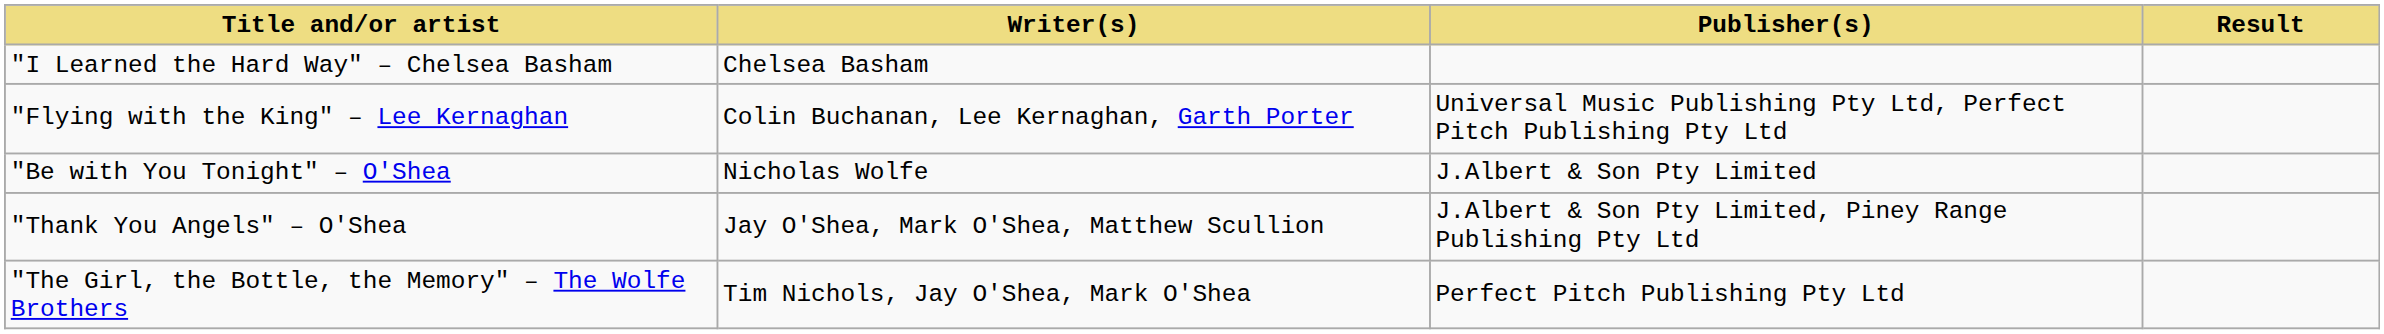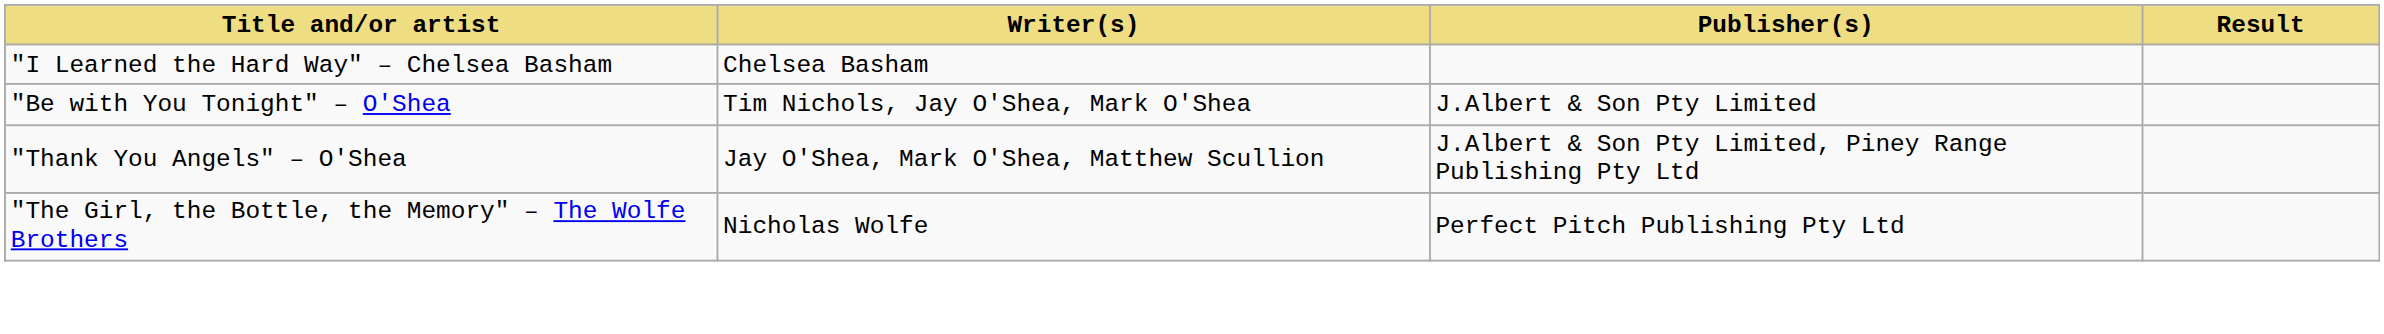- row: (289, 119)
(826, 173) Nicholas Wolfe -> (987, 105) Tim Nichols, Jay O'Shea, Mark O'Shea
(987, 295) Tim Nichols, Jay O'Shea, Mark O'Shea -> (826, 226) Nicholas Wolfe
